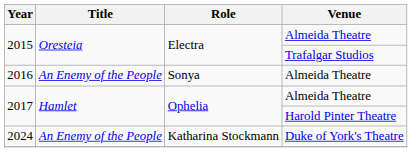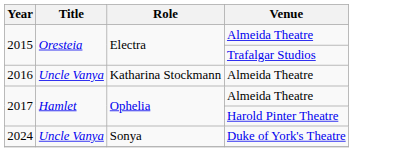(100, 75) An Enemy of the People -> (71, 75) Uncle Vanya
(184, 75) Sonya -> (165, 75) Katharina Stockmann
(100, 136) An Enemy of the People -> (71, 136) Uncle Vanya
(223, 136) Katharina Stockmann -> (126, 136) Sonya
